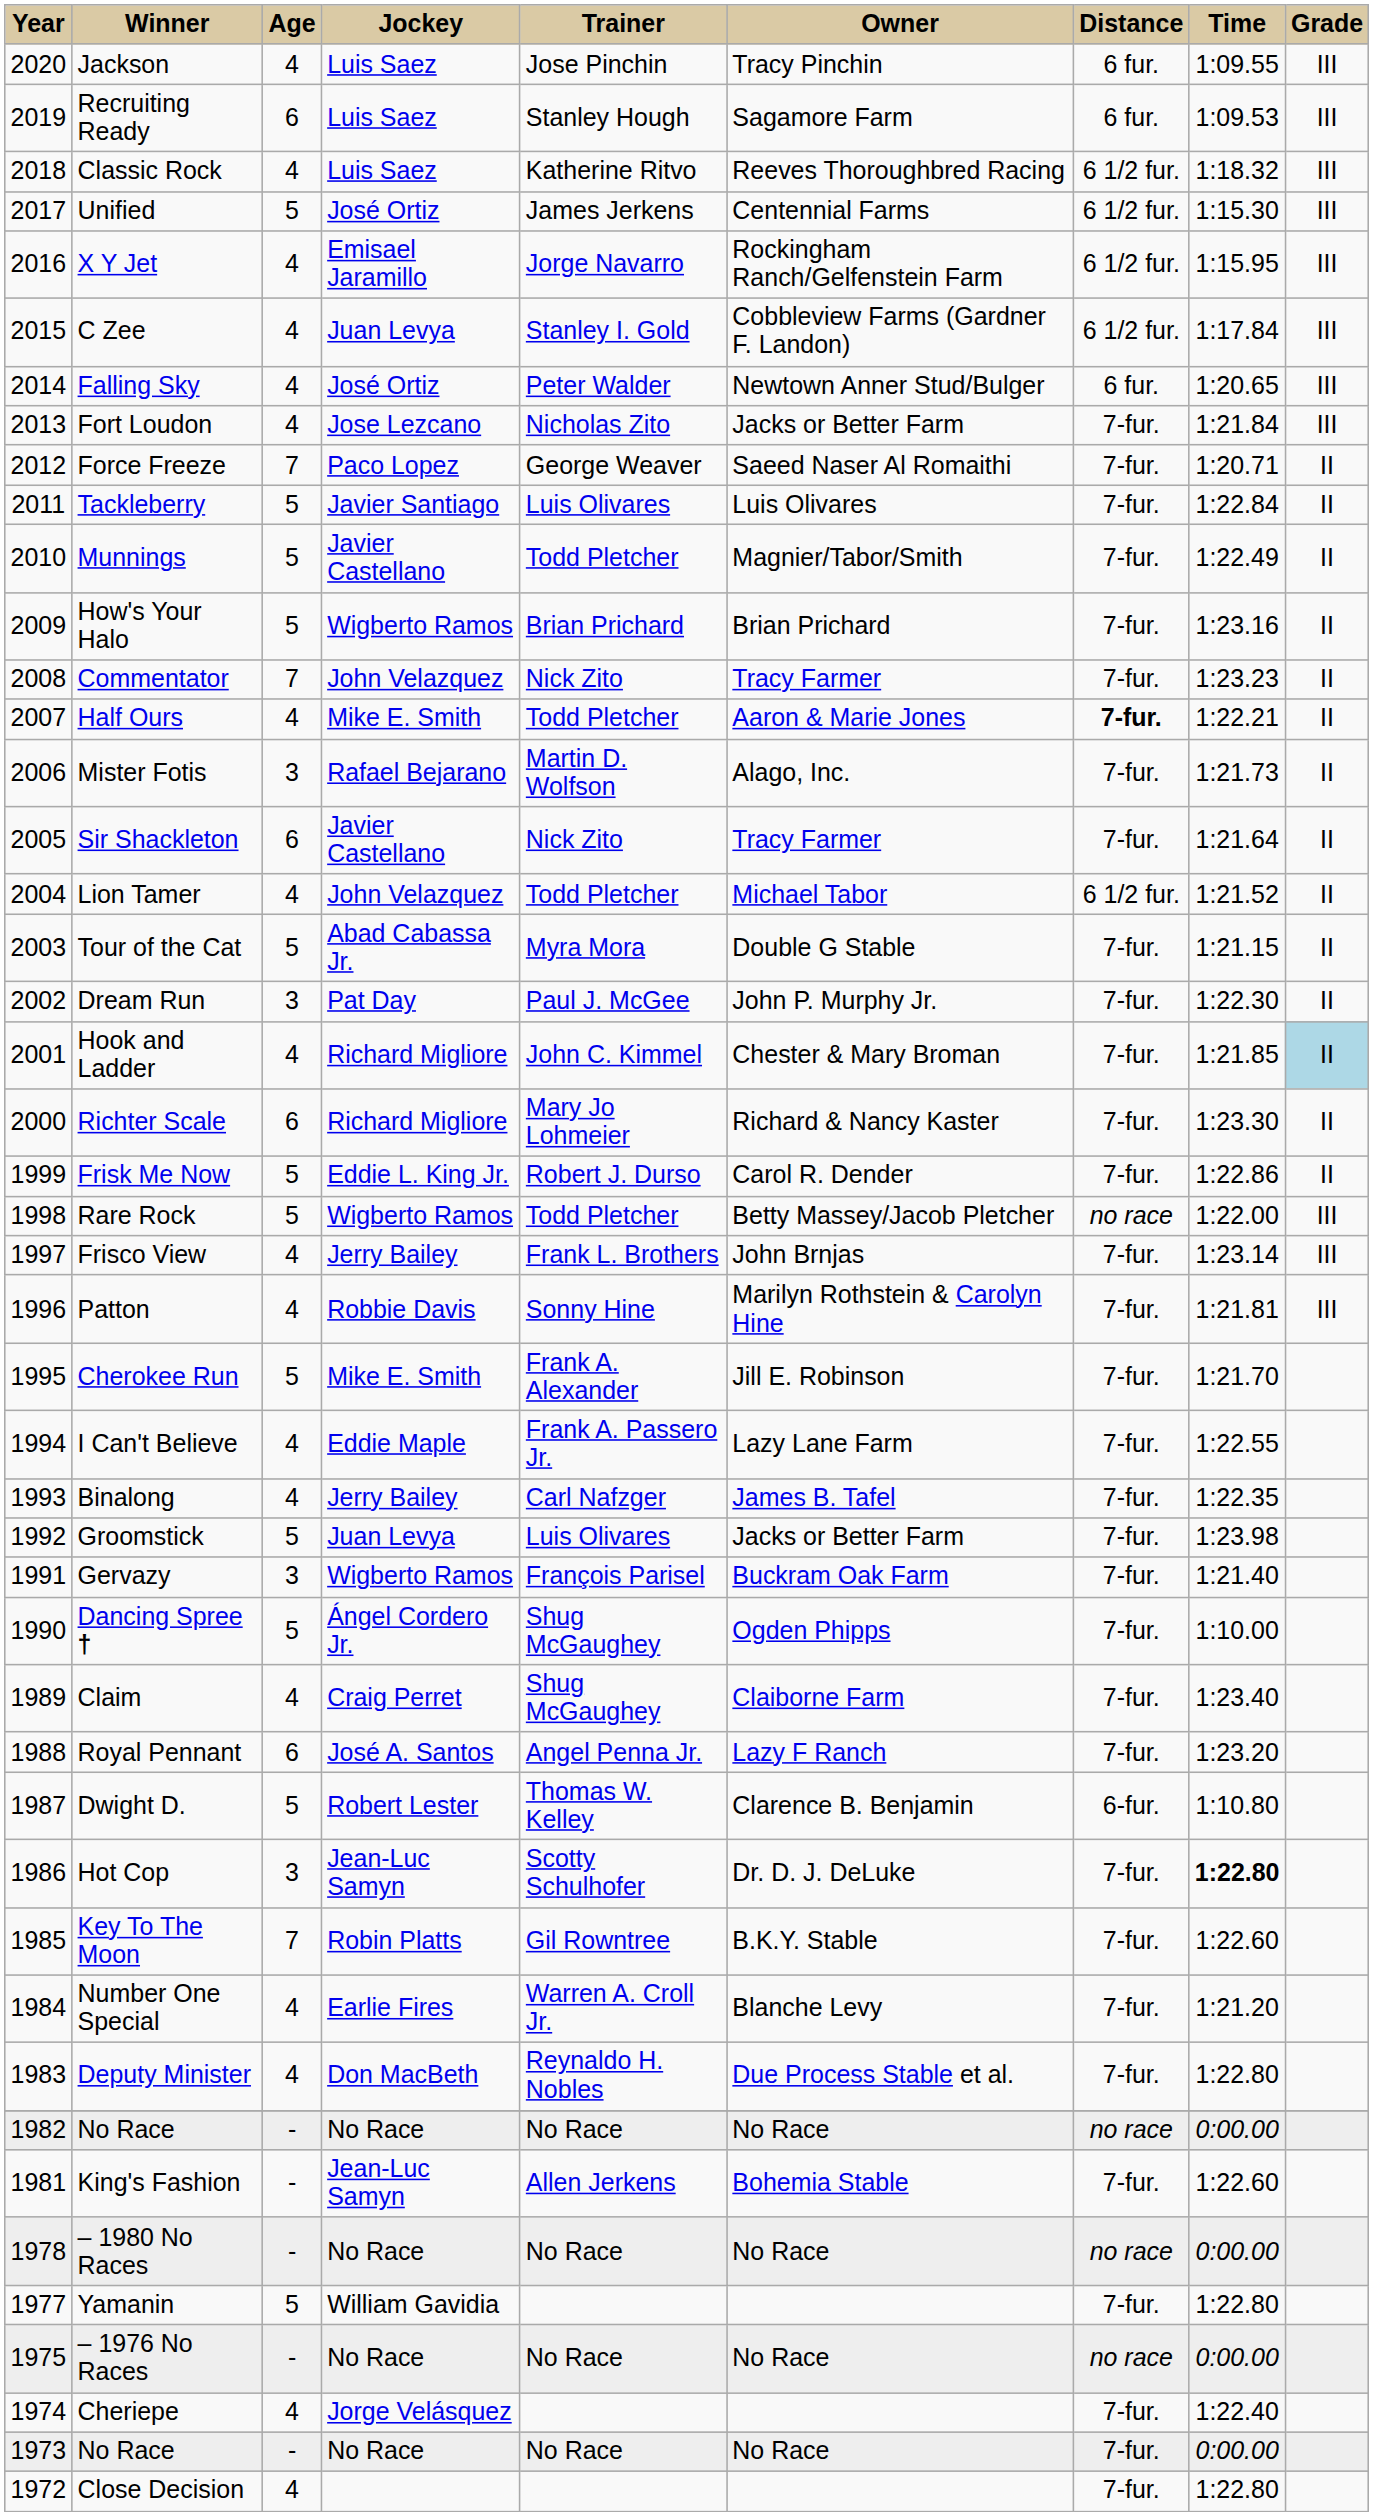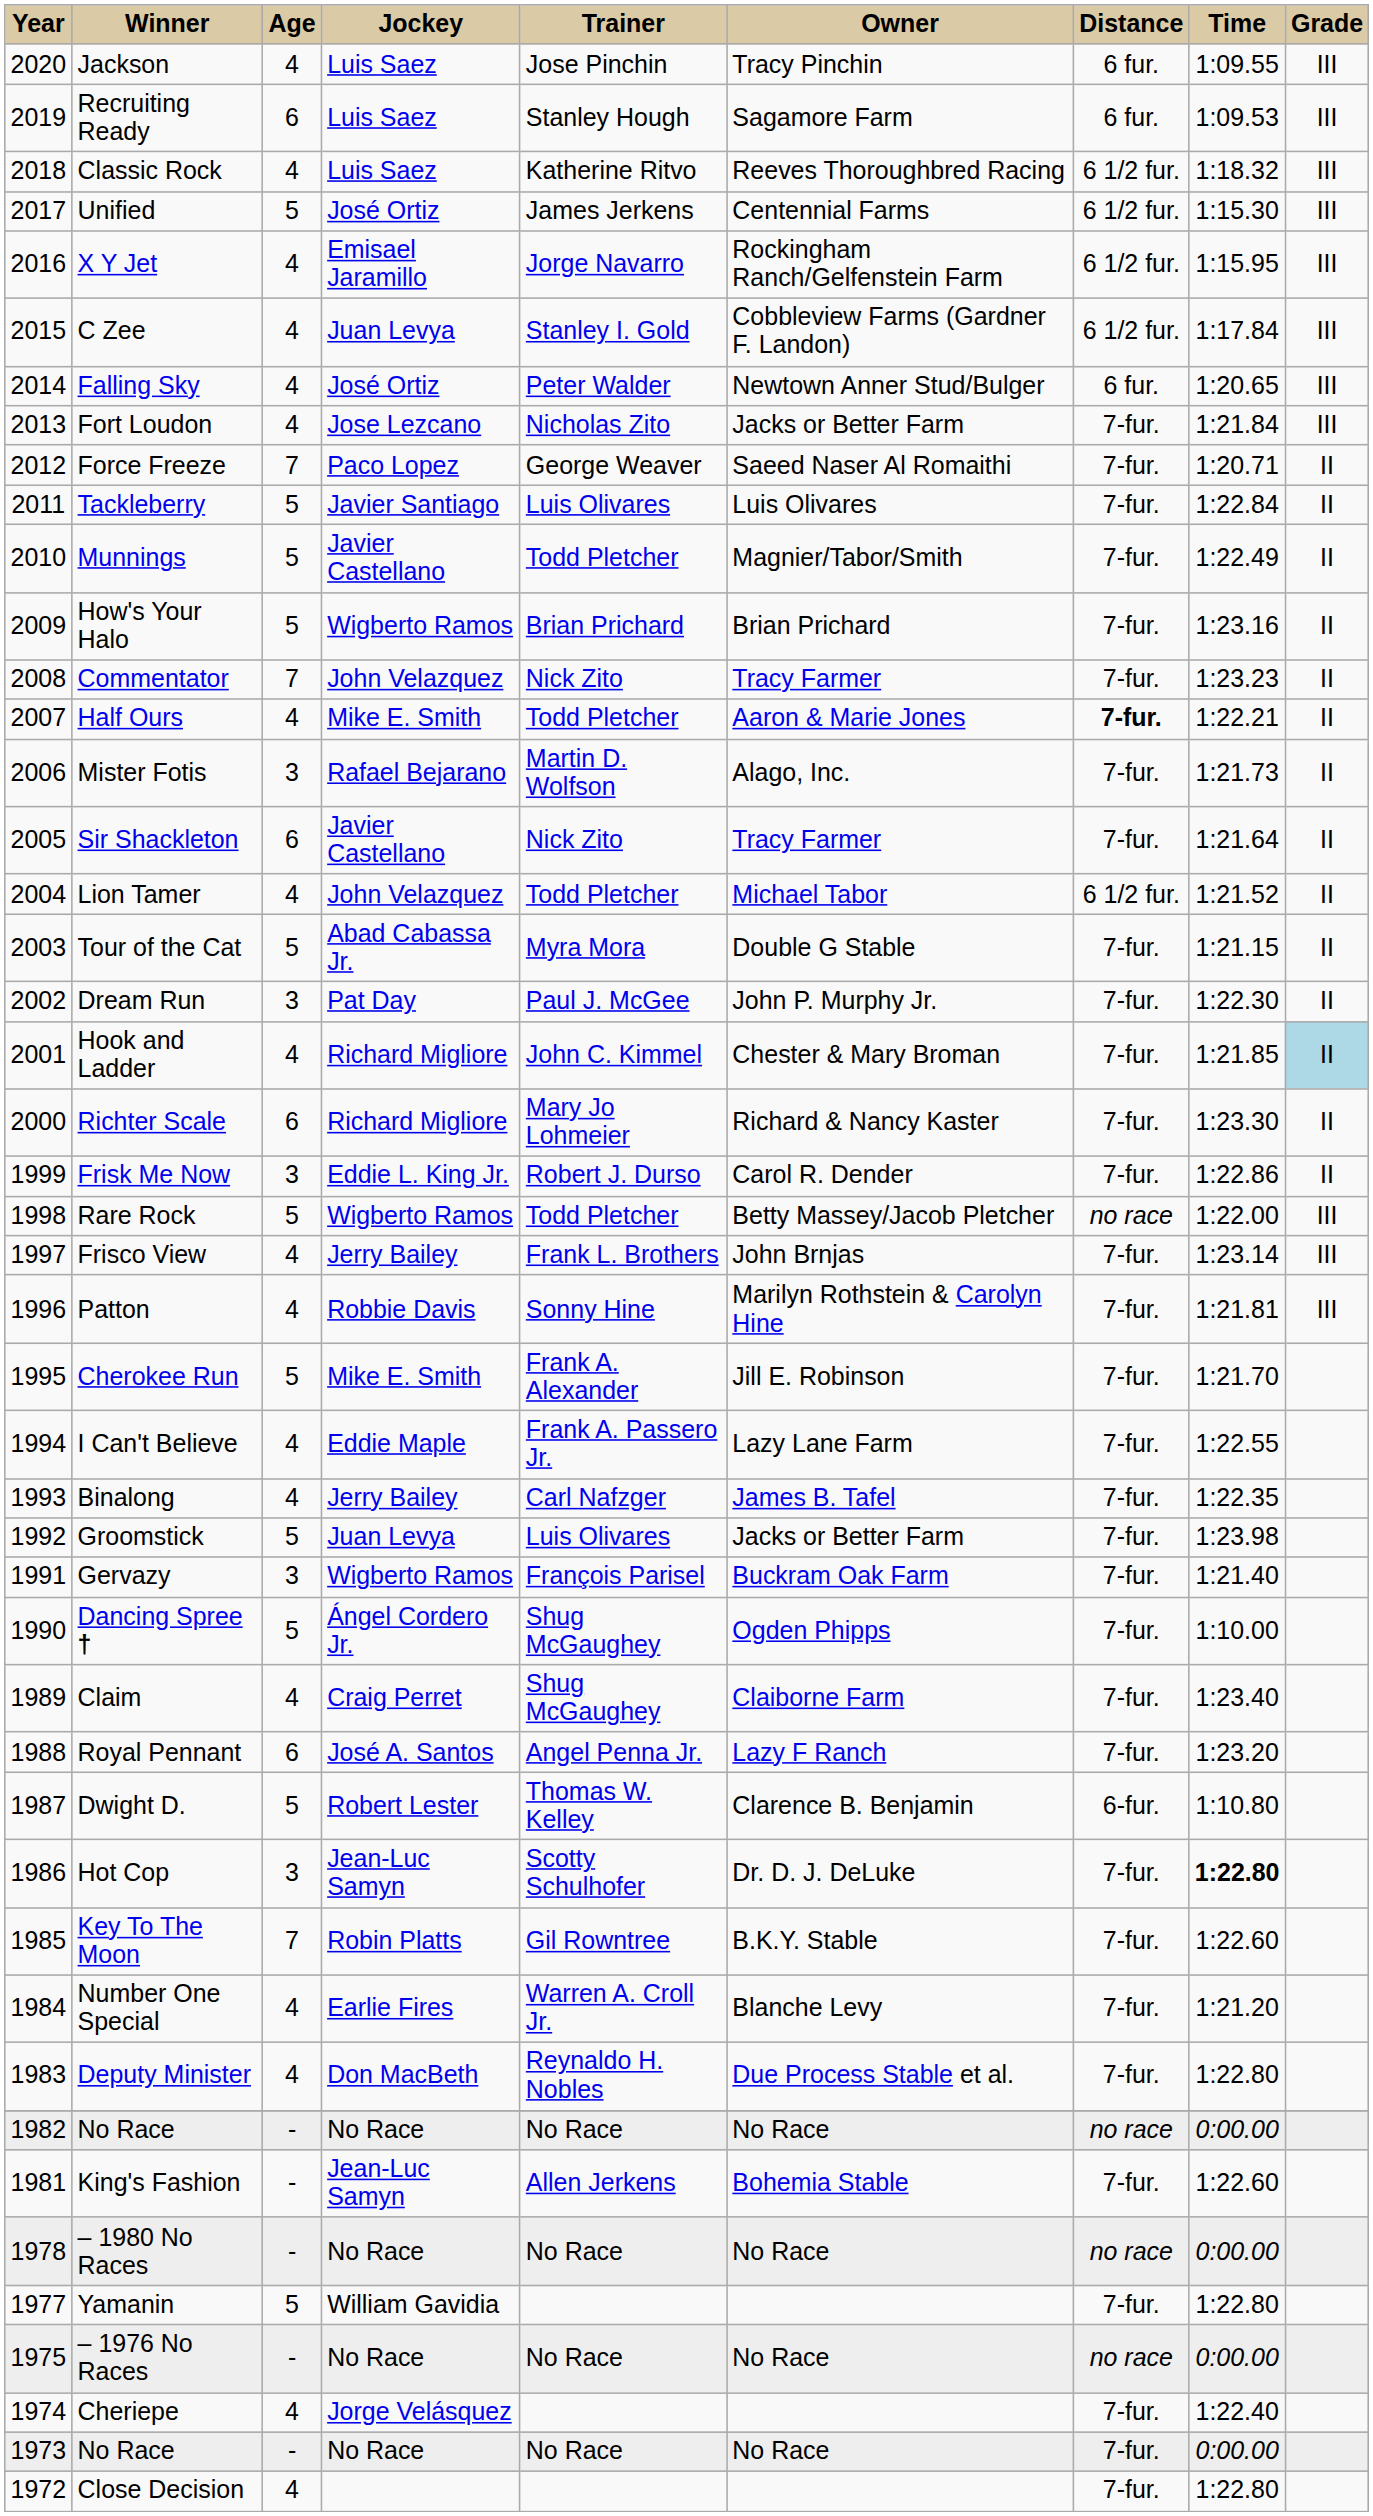(292, 1175) 5 -> (292, 1175) 3
